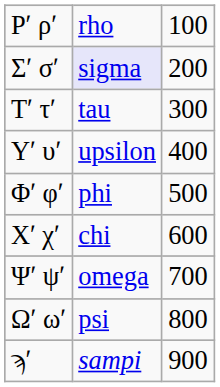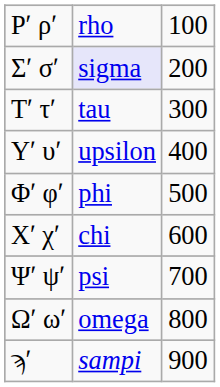(113, 277) omega -> (94, 277) psi
(94, 318) psi -> (113, 318) omega
